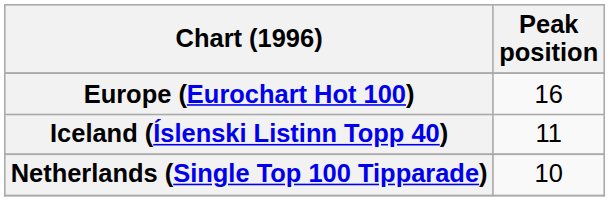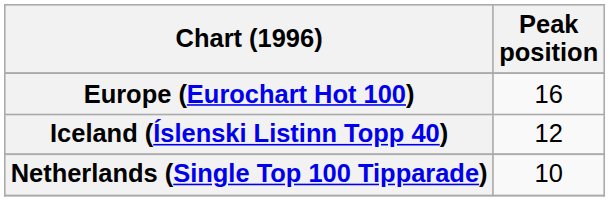(549, 133) 11 -> (549, 133) 12
